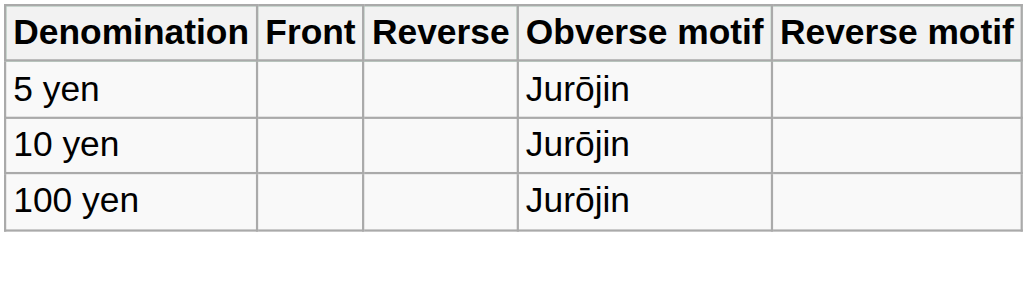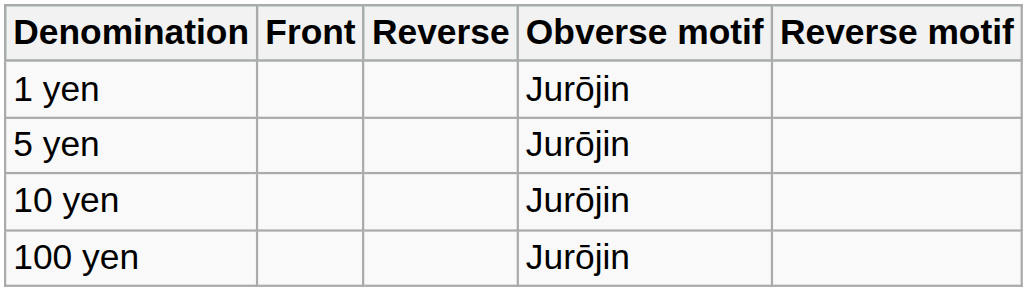+ row: (57, 88)
